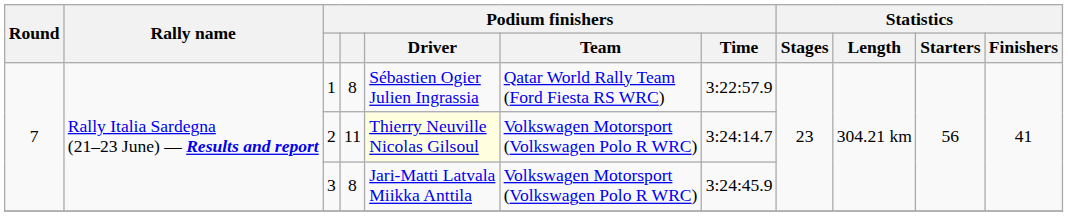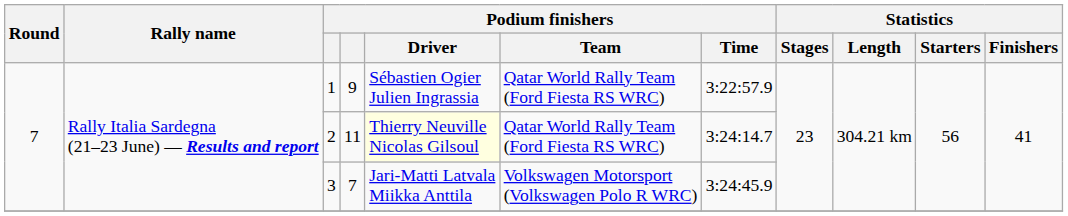(352, 86) 8 -> (352, 86) 9
(601, 136) Volkswagen Motorsport (Volkswagen Polo R WRC) -> (589, 136) Qatar World Rally Team (Ford Fiesta RS WRC)
(352, 185) 8 -> (352, 185) 7
